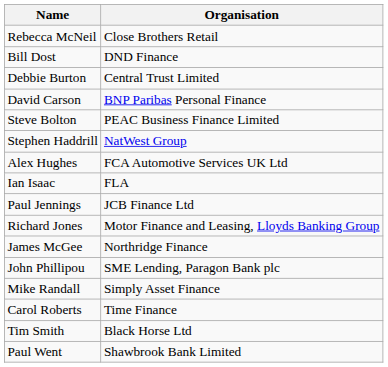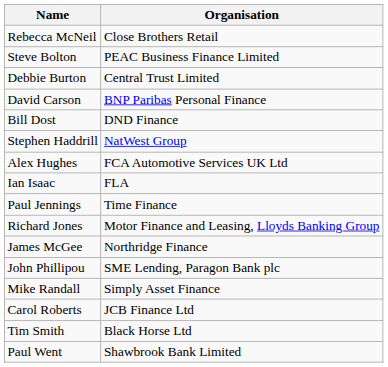rows swapped: (42, 120) <-> (32, 57)
(149, 204) JCB Finance Ltd -> (140, 204) Time Finance
(140, 309) Time Finance -> (149, 309) JCB Finance Ltd
